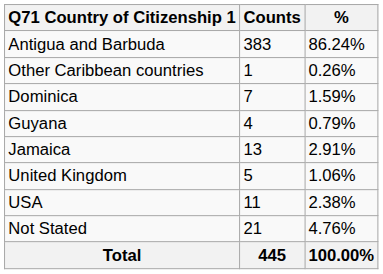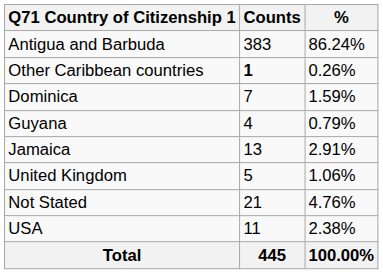(248, 70) normal -> (248, 70) bold
rows swapped: (25, 202) <-> (48, 228)
